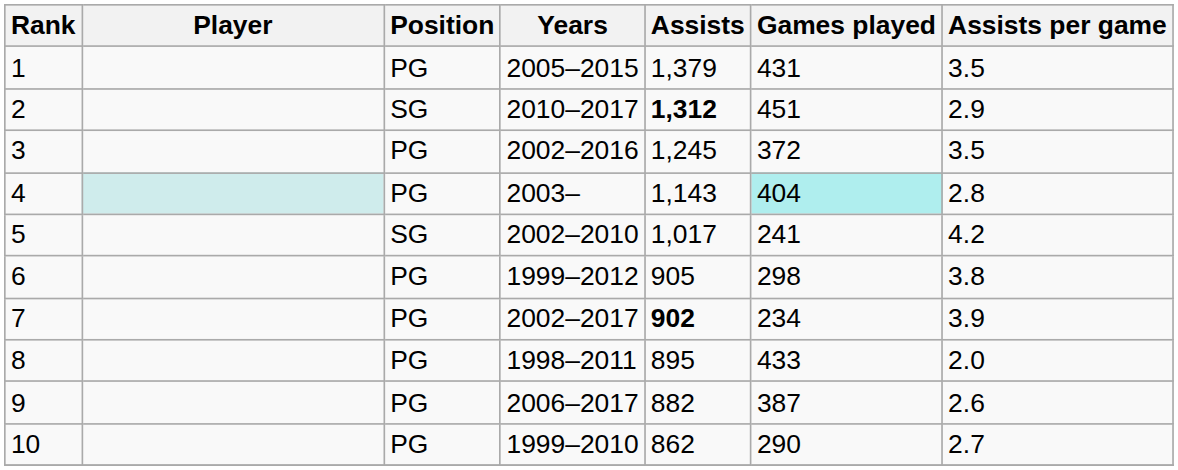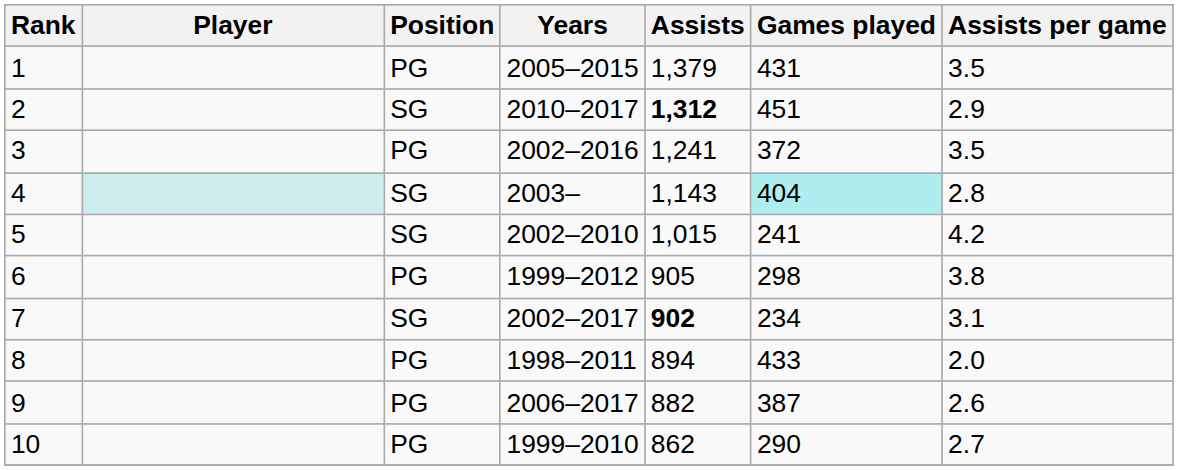(684, 151) 1,245 -> (684, 151) 1,241
(409, 192) PG -> (409, 192) SG
(684, 234) 1,017 -> (684, 234) 1,015
(409, 318) PG -> (409, 318) SG
(966, 318) 3.9 -> (966, 318) 3.1
(673, 360) 895 -> (673, 360) 894
